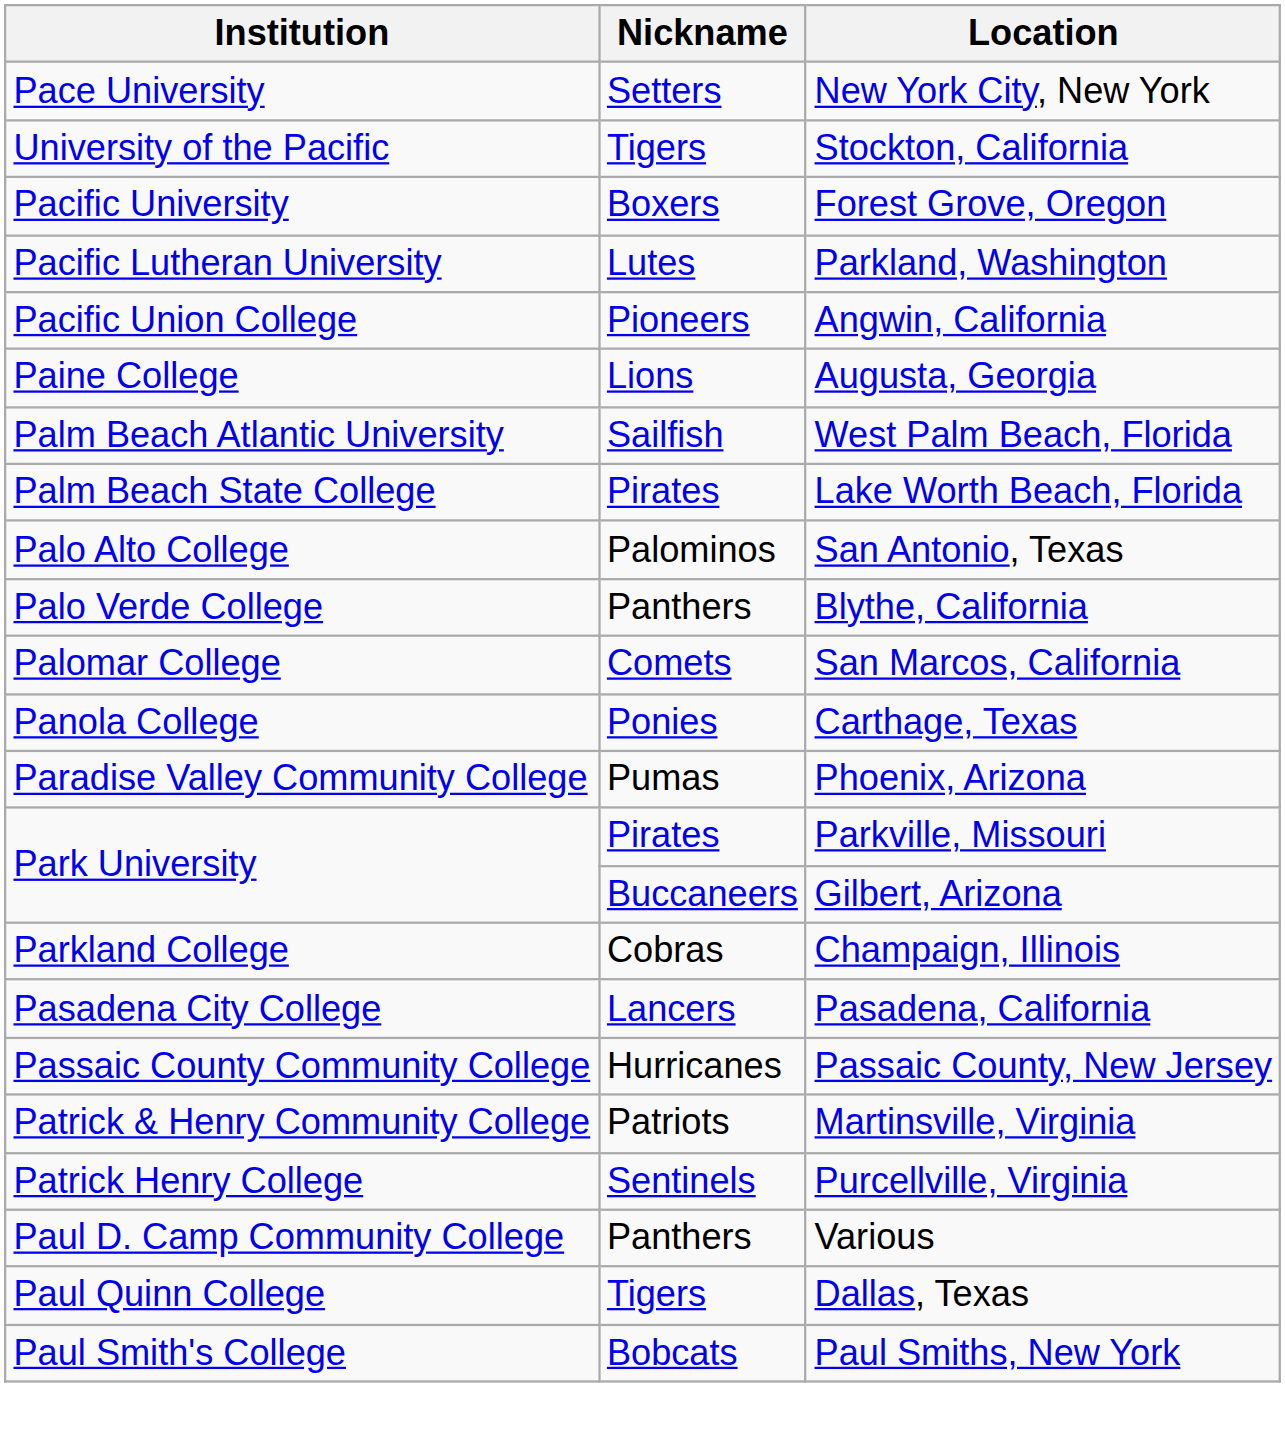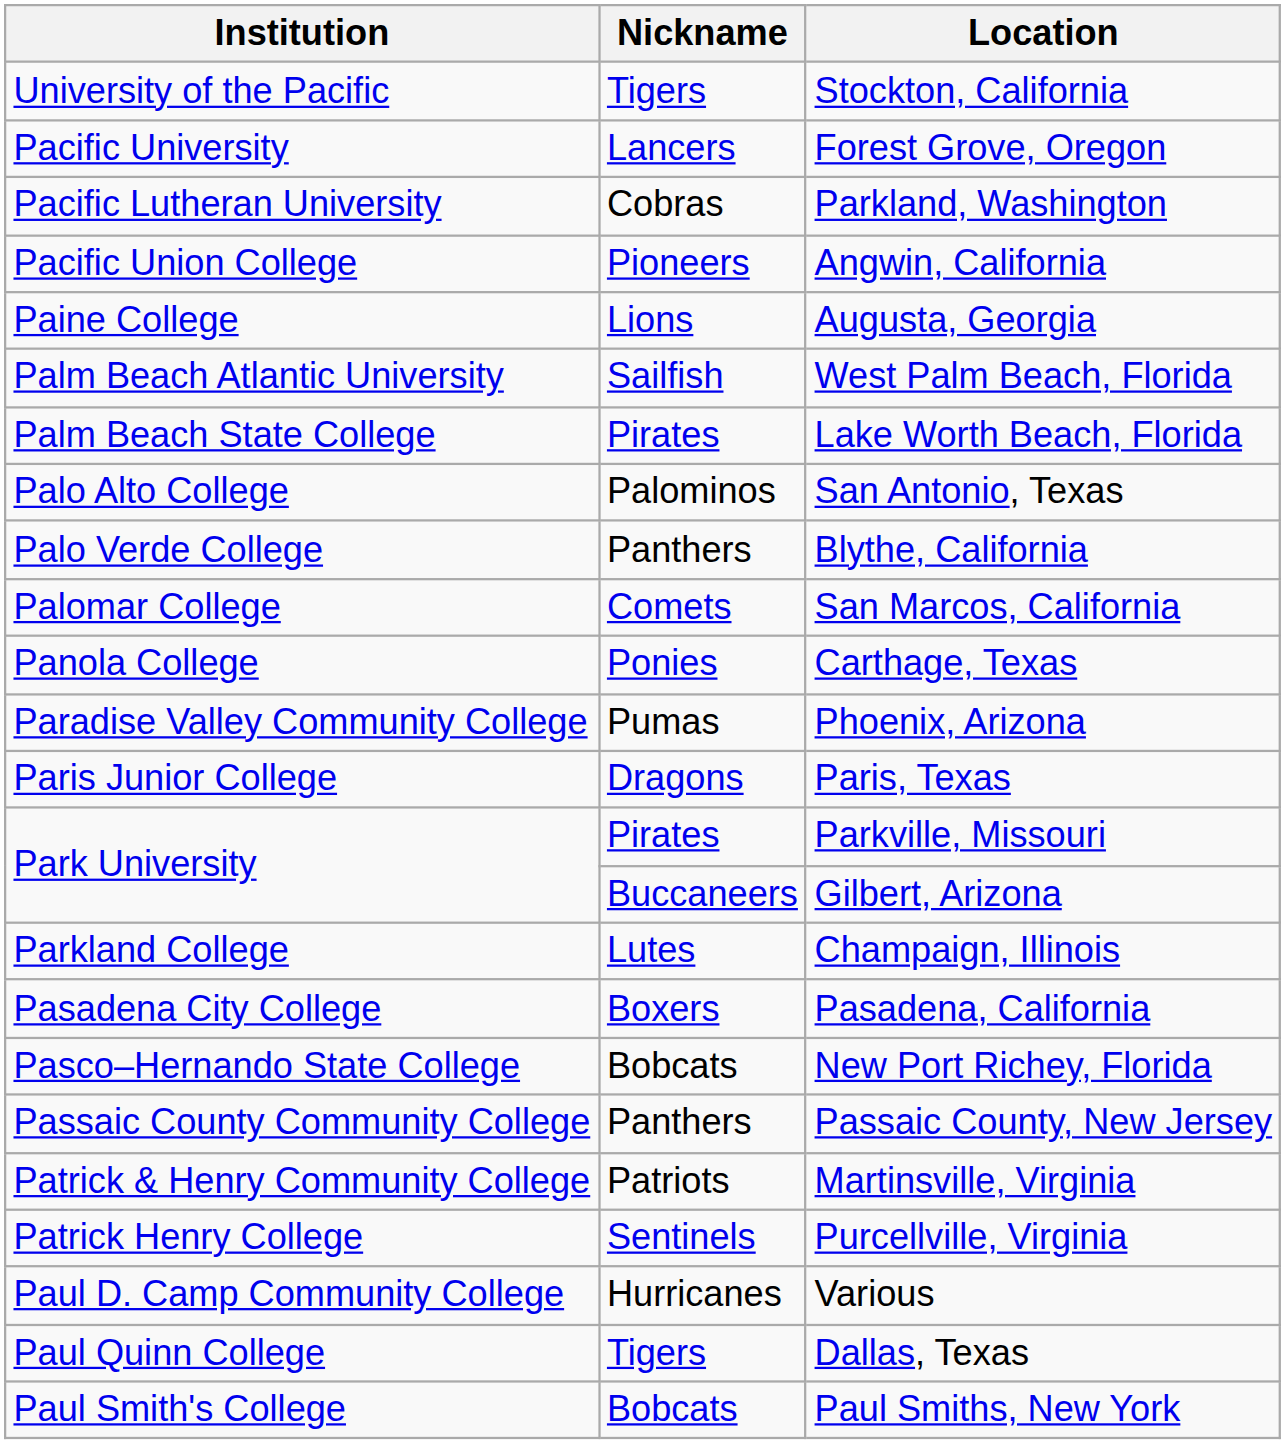- row: (1012, 90)
(663, 205) Boxers -> (671, 147) Lancers
(651, 262) Lutes -> (665, 205) Cobras
+ row: (913, 778)
(665, 950) Cobras -> (651, 950) Lutes
(671, 1008) Lancers -> (663, 1008) Boxers
+ row: (1013, 1065)
(694, 1065) Hurricanes -> (679, 1122) Panthers
(679, 1237) Panthers -> (694, 1294) Hurricanes
